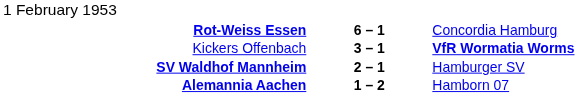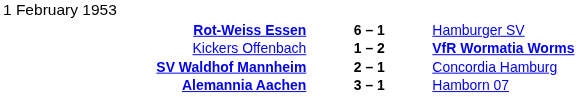(495, 30) Concordia Hamburg -> (478, 30) Hamburger SV
(369, 48) 3 – 1 -> (369, 48) 1 – 2
(478, 67) Hamburger SV -> (495, 67) Concordia Hamburg
(369, 85) 1 – 2 -> (369, 85) 3 – 1
